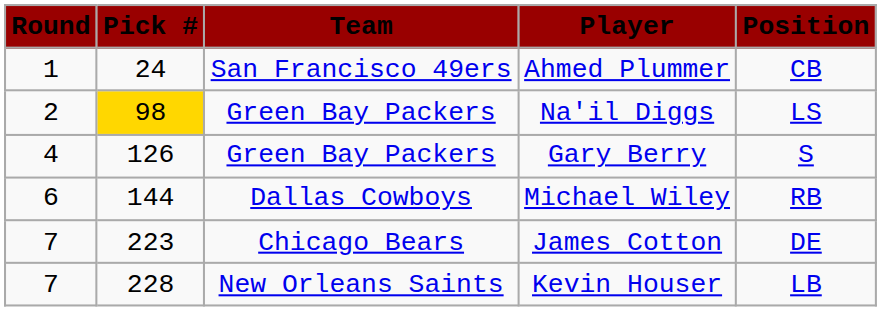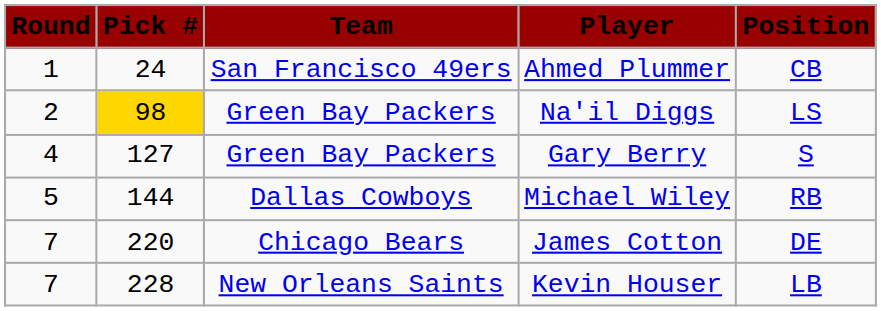(151, 156) 126 -> (151, 156) 127
(51, 199) 6 -> (51, 199) 5
(151, 242) 223 -> (151, 242) 220
